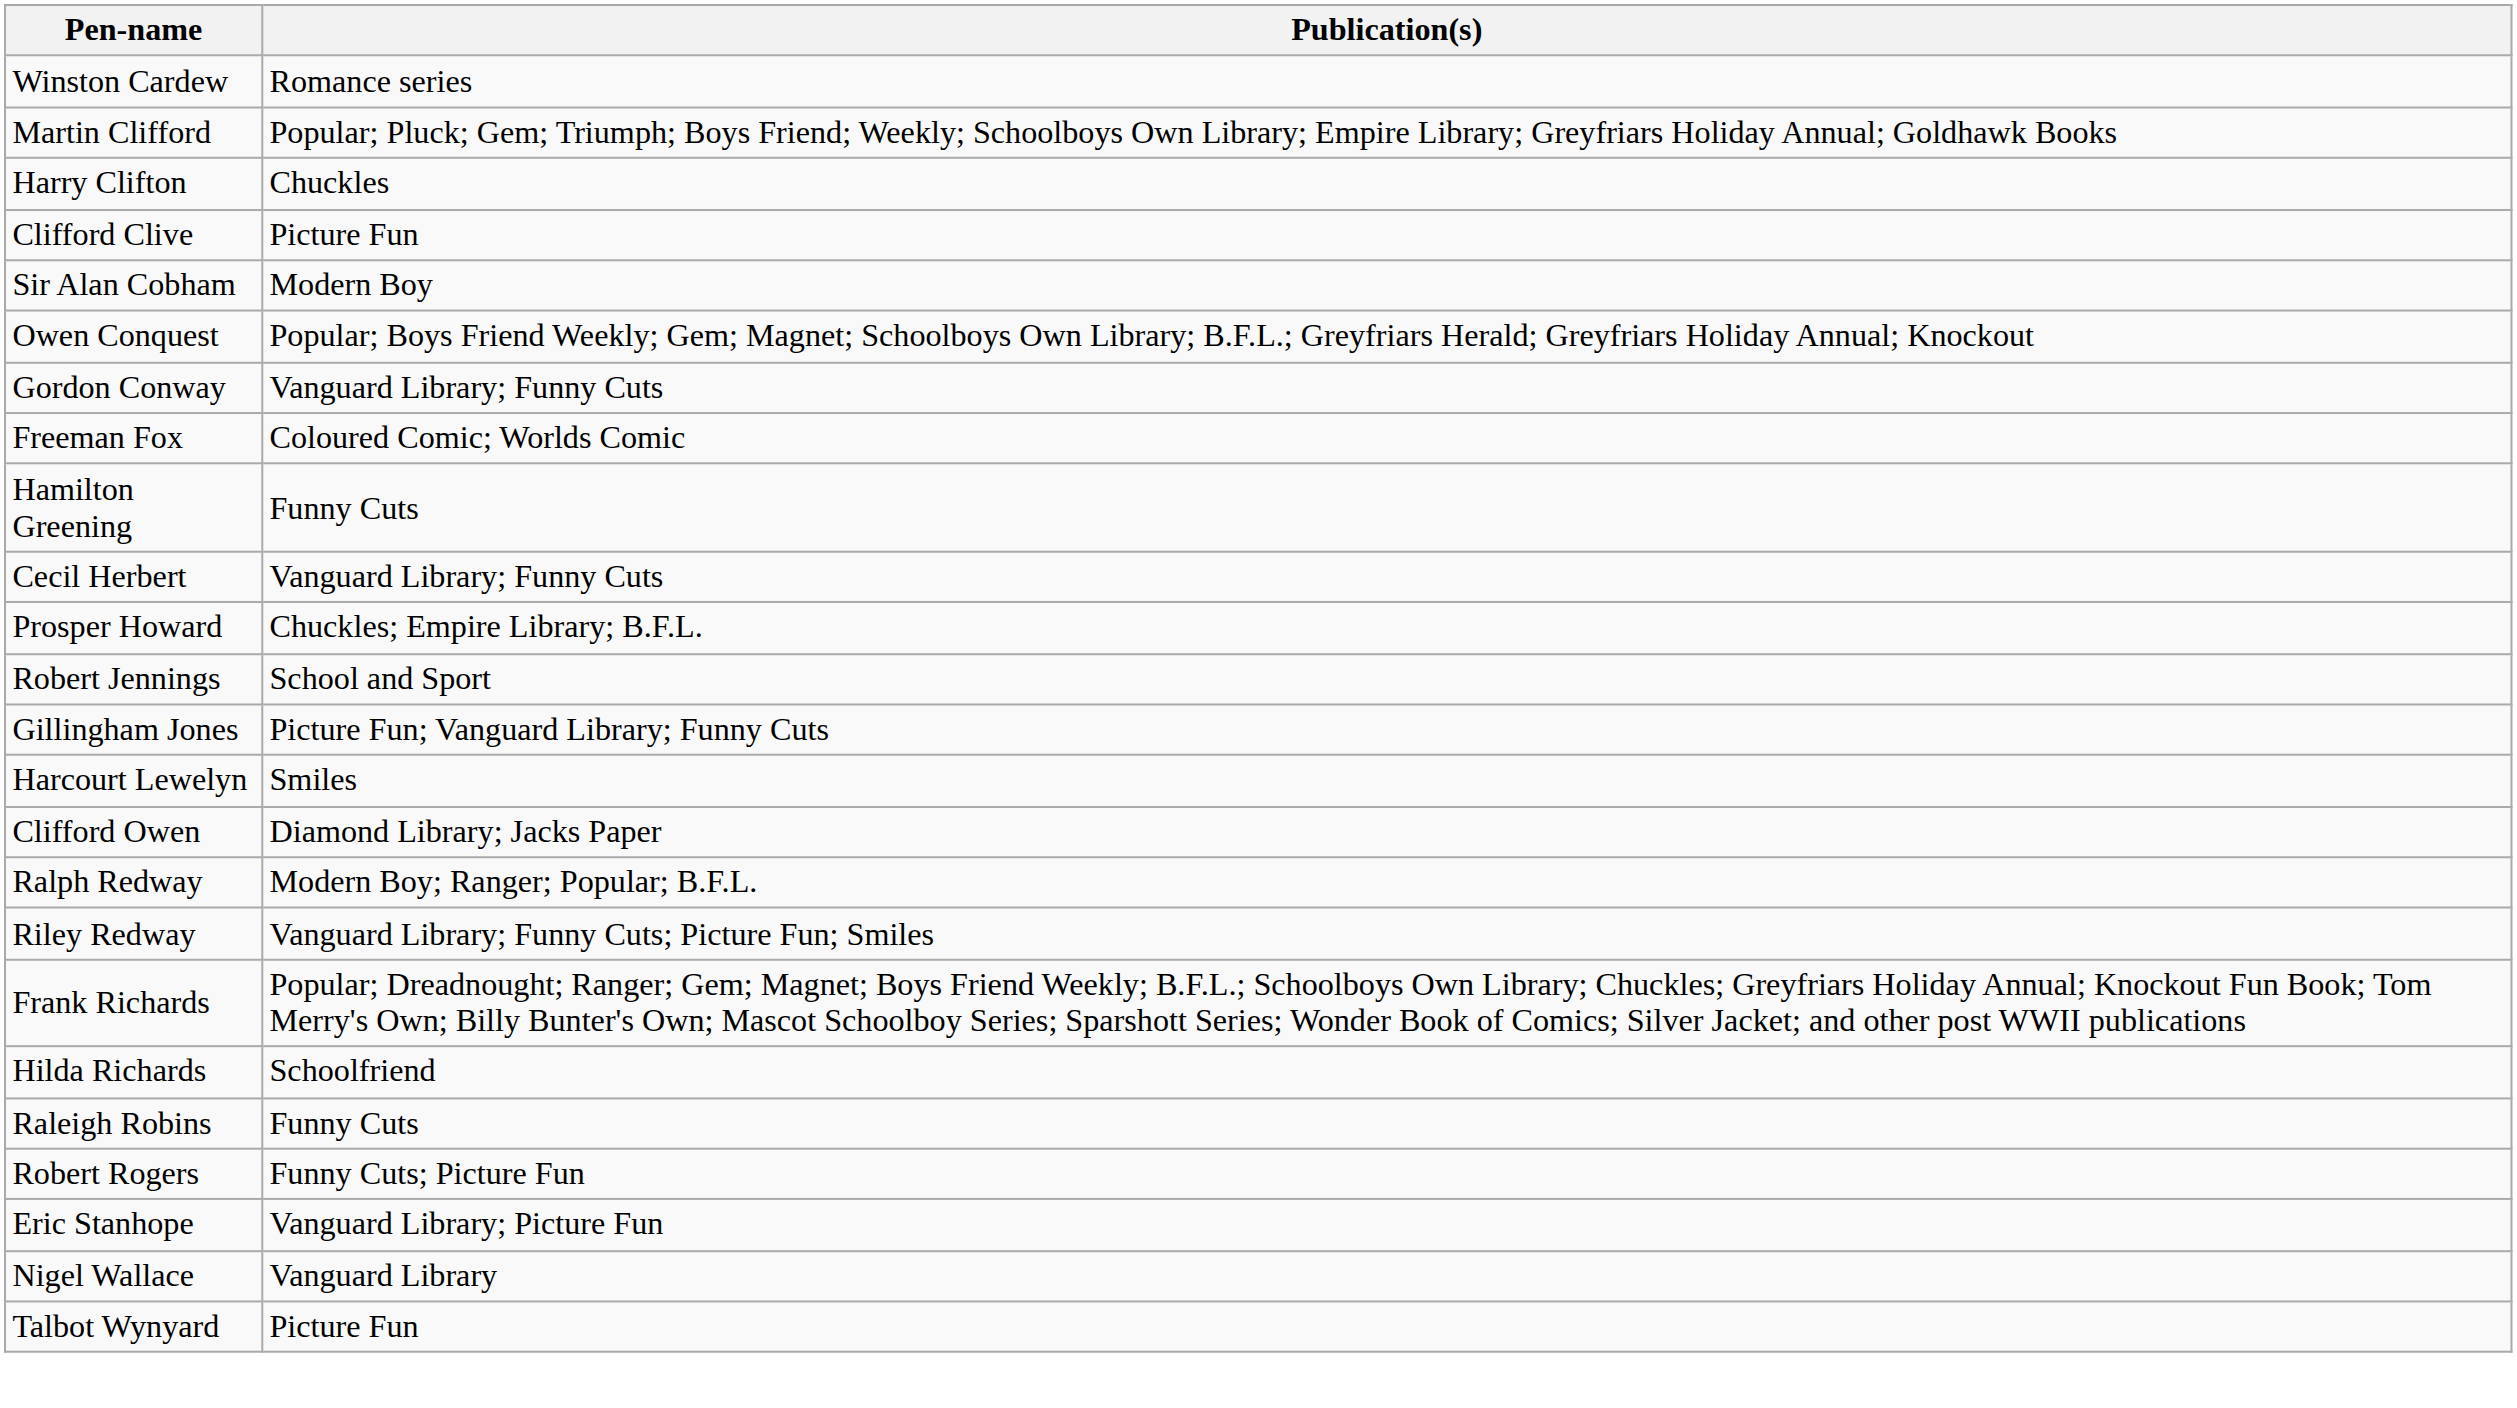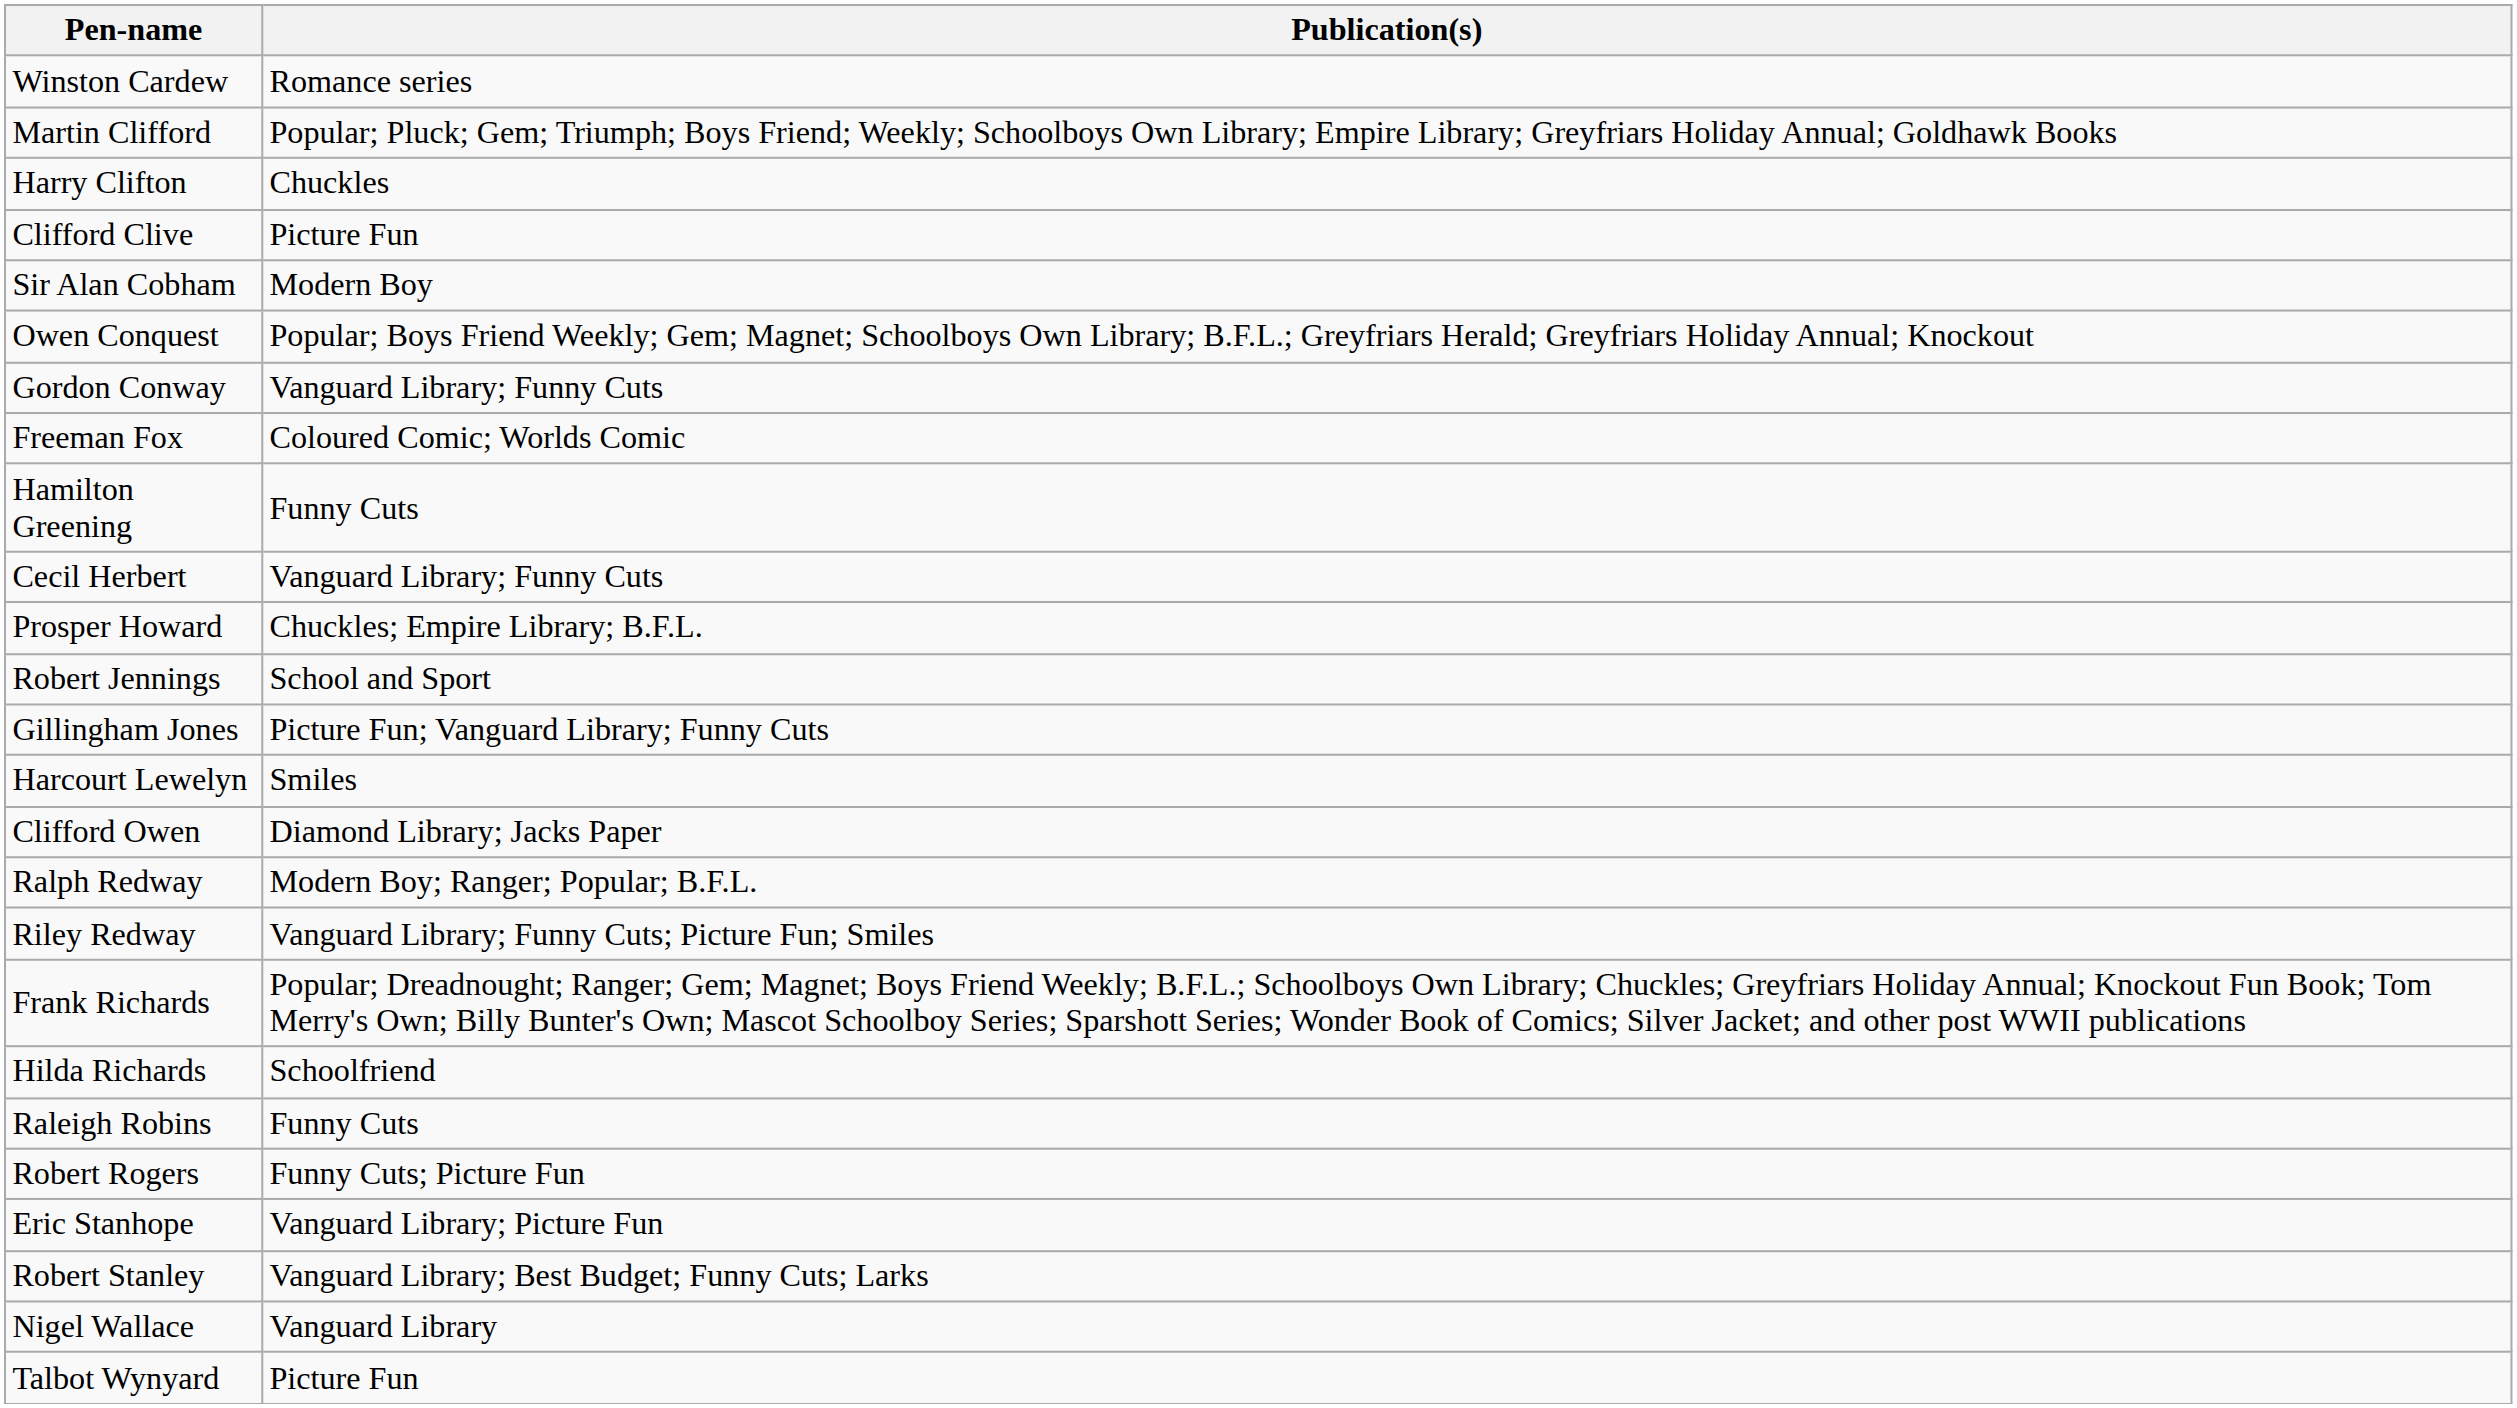+ row: (108, 1275)
